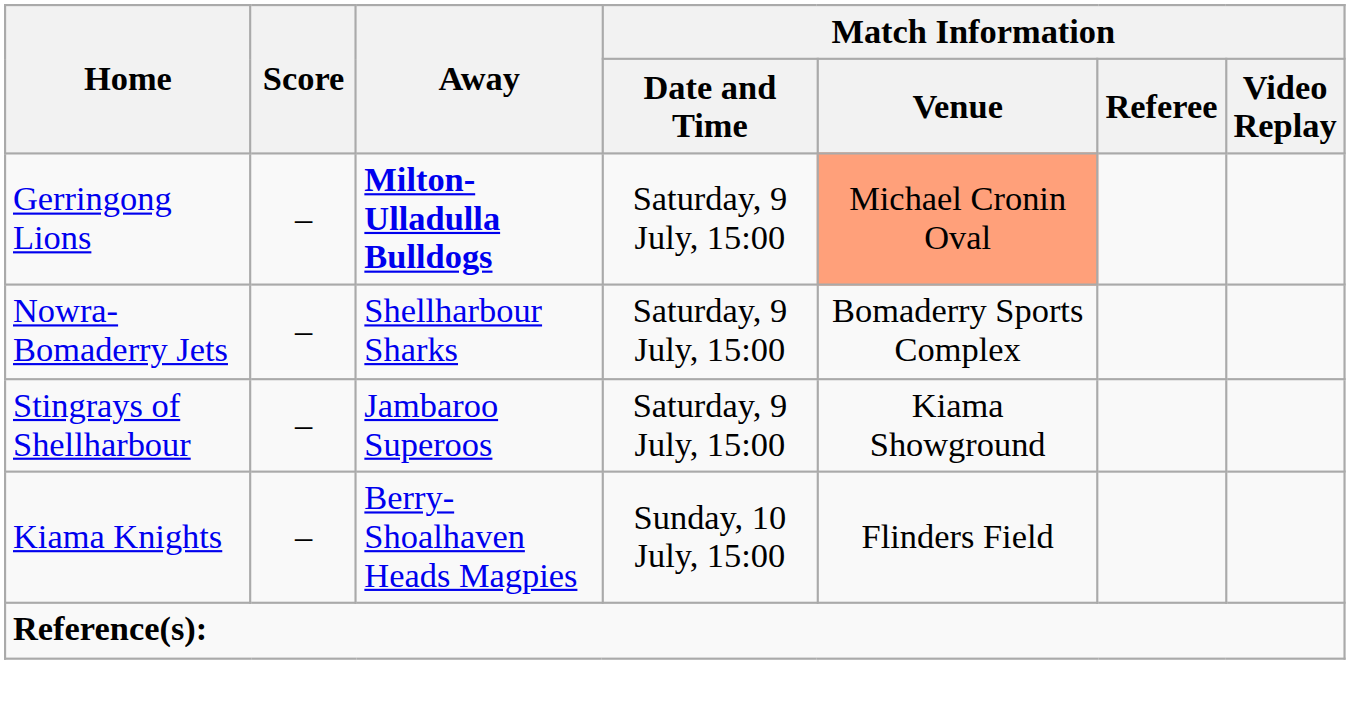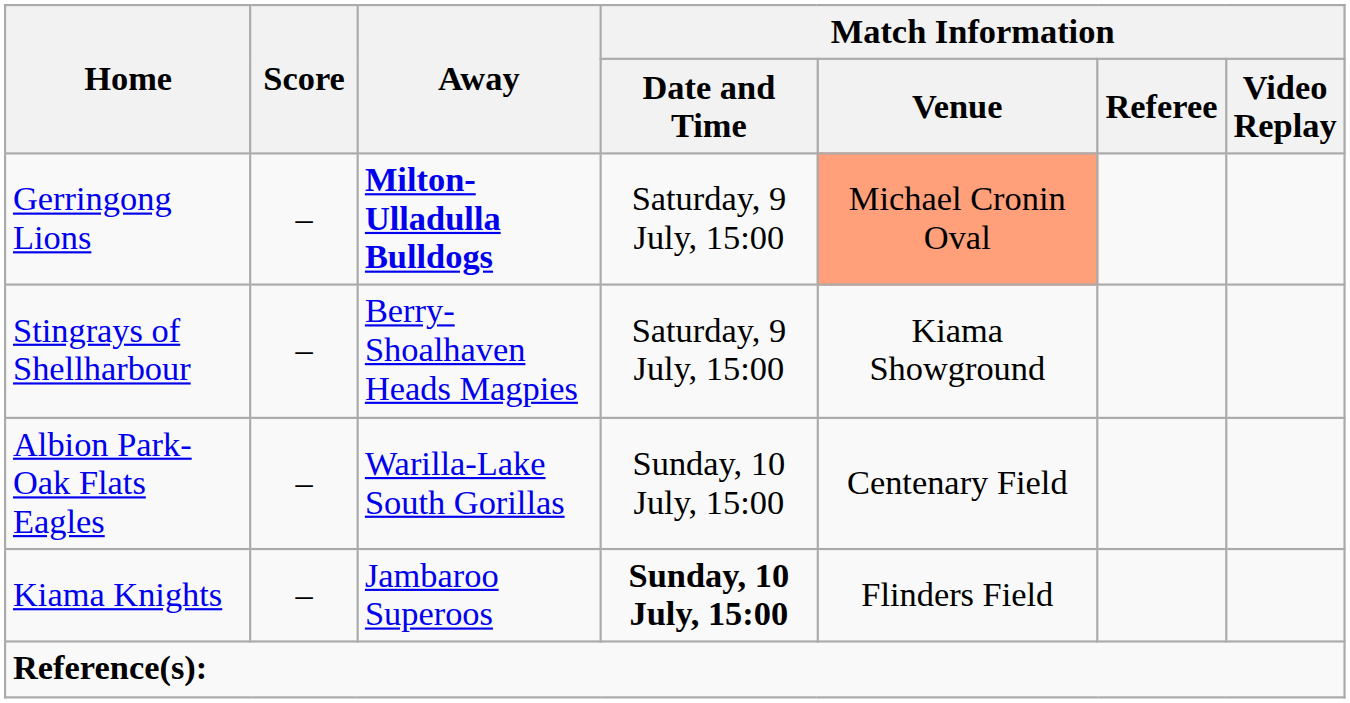- row: (120, 330)
(431, 424) Jambaroo Superoos -> (471, 350) Berry-Shoalhaven Heads Magpies
+ row: (102, 482)
(471, 536) Berry-Shoalhaven Heads Magpies -> (432, 594) Jambaroo Superoos
(710, 536) normal -> (709, 594) bold
